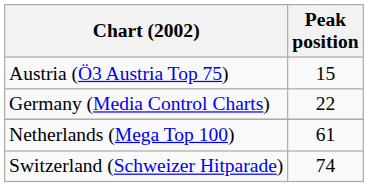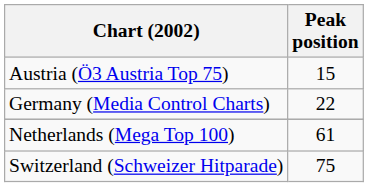(325, 165) 74 -> (325, 165) 75
